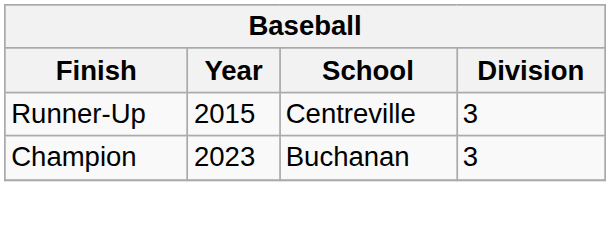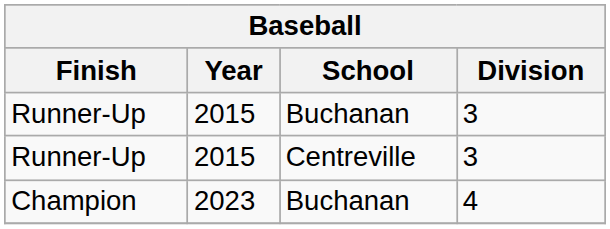+ row: (79, 113)
(470, 157) 3 -> (470, 200) 4
